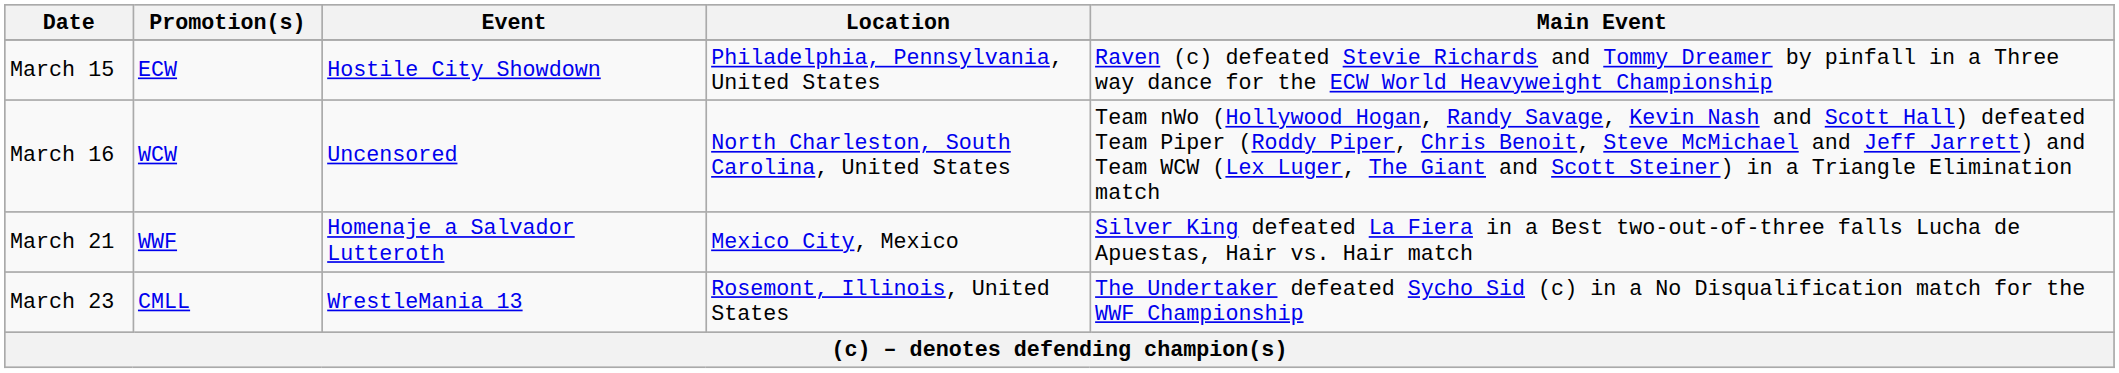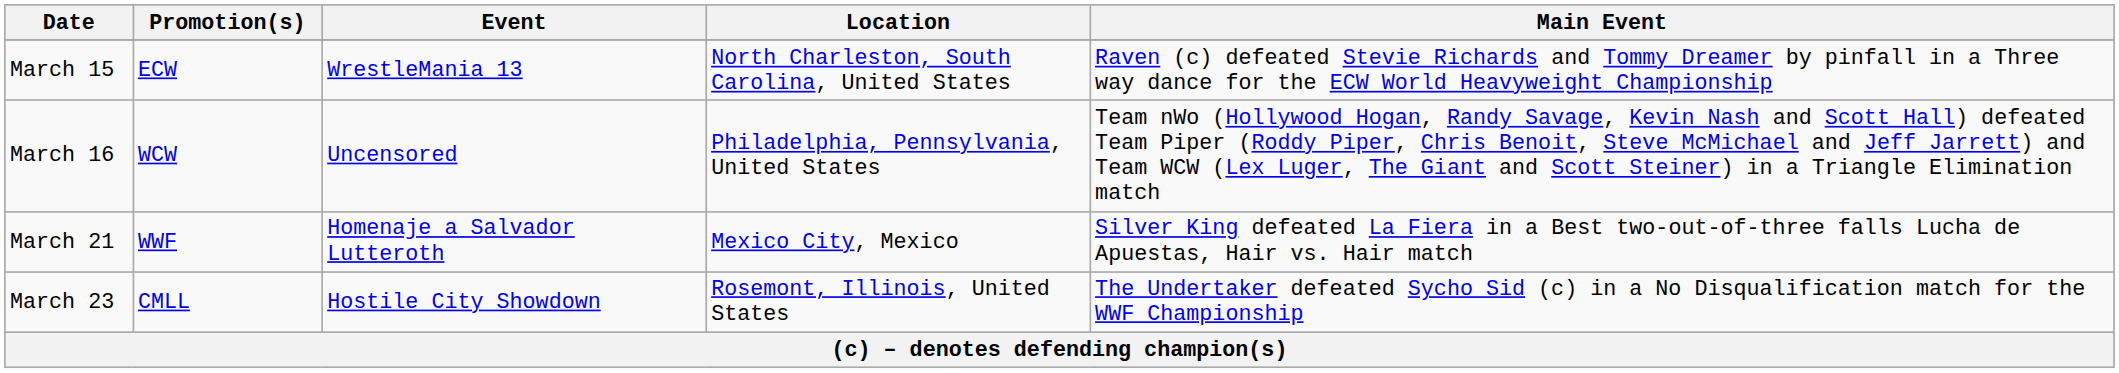(464, 70) Hostile City Showdown -> (425, 70) WrestleMania 13
(887, 70) Philadelphia, Pennsylvania, United States -> (861, 70) North Charleston, South Carolina, United States
(861, 156) North Charleston, South Carolina, United States -> (887, 156) Philadelphia, Pennsylvania, United States
(425, 302) WrestleMania 13 -> (464, 302) Hostile City Showdown
